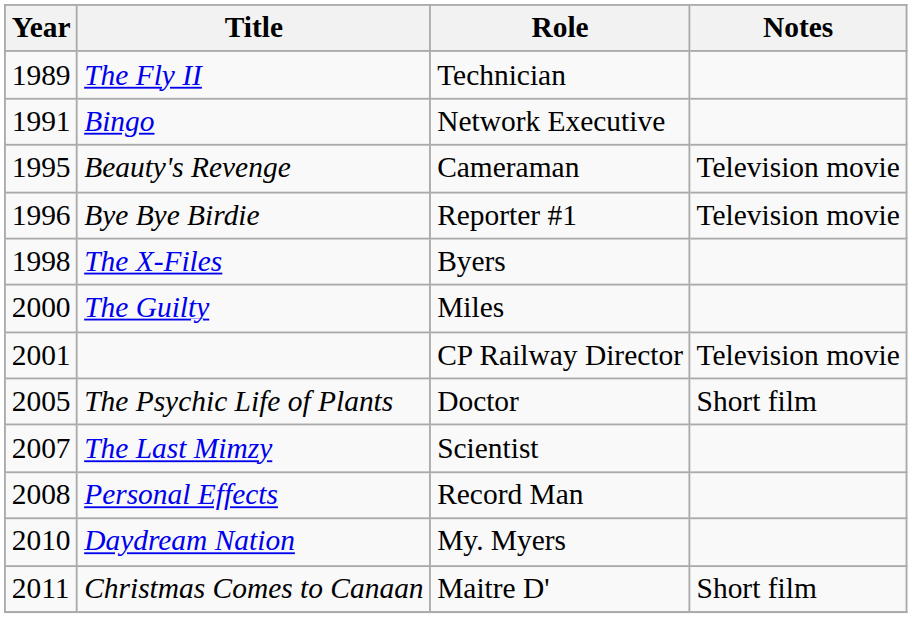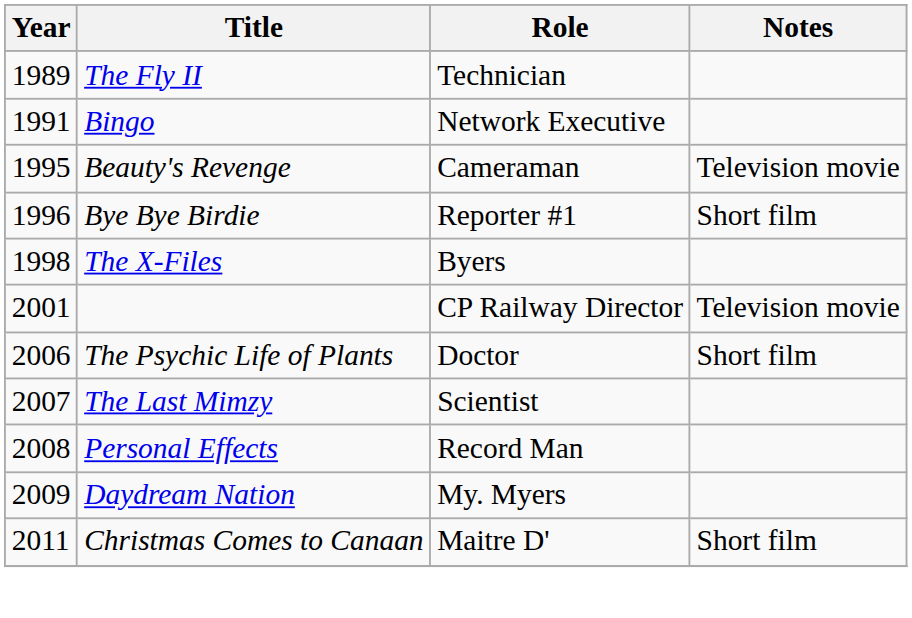(798, 214) Television movie -> (757, 214) Short film
- row: (147, 307)
(41, 401) 2005 -> (41, 354) 2006
(41, 541) 2010 -> (41, 494) 2009
